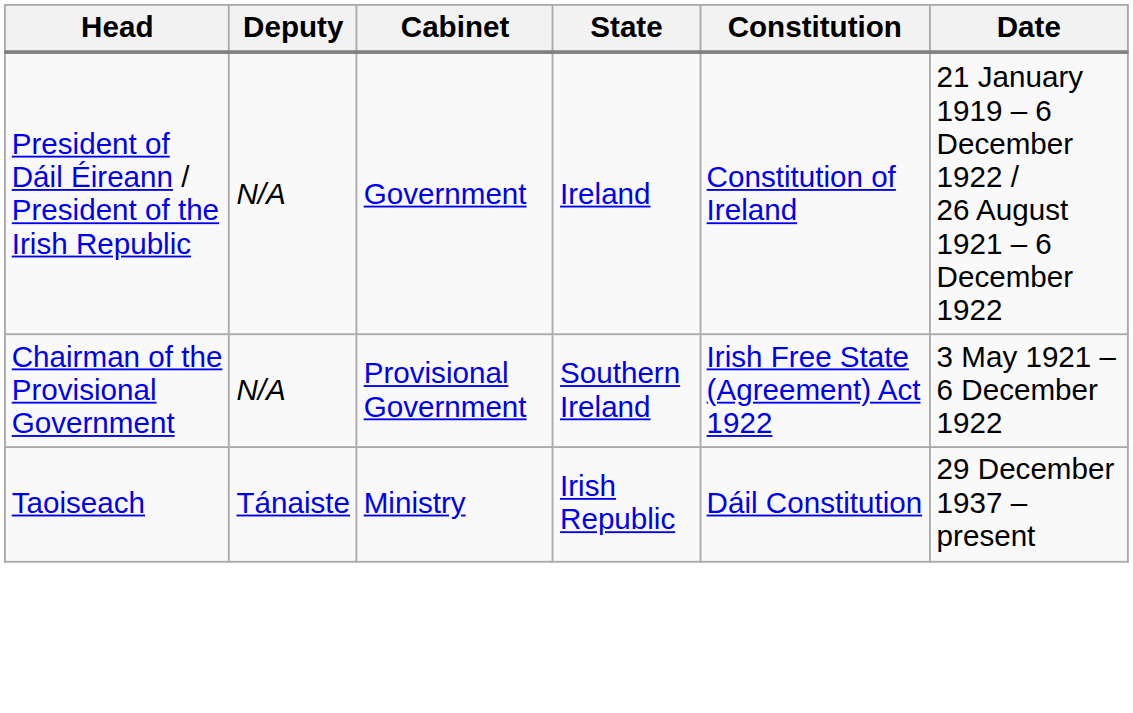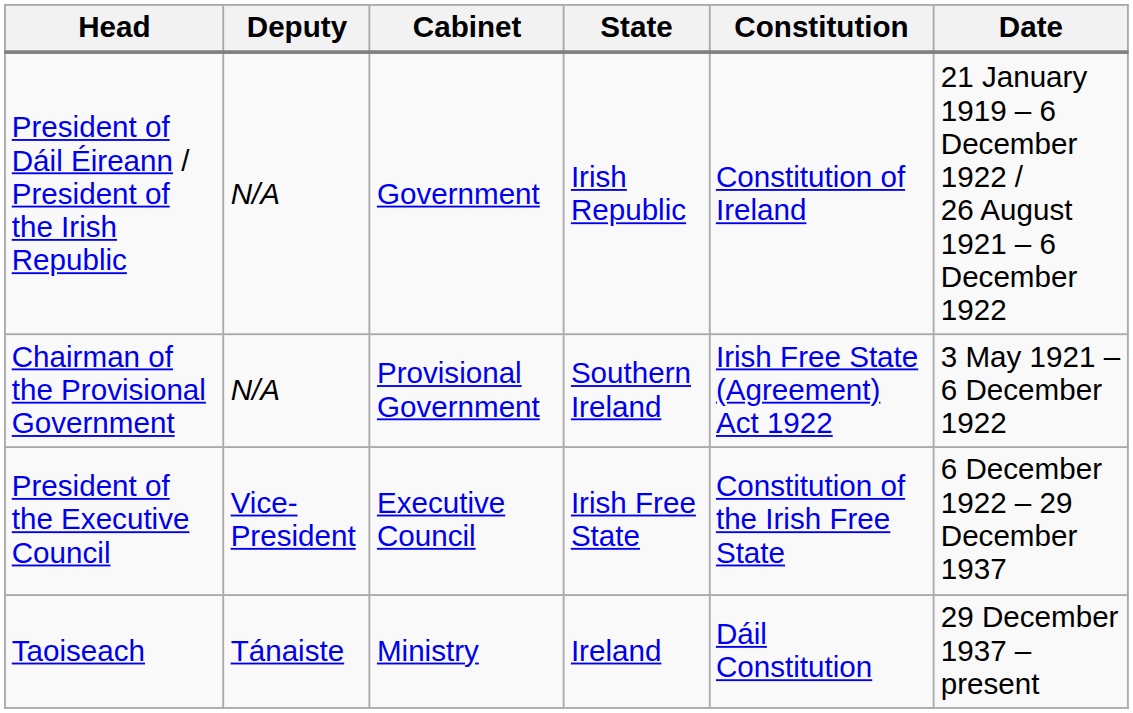(605, 193) Ireland -> (628, 193) Irish Republic
+ row: (101, 520)
(618, 503) Irish Republic -> (616, 650) Ireland
